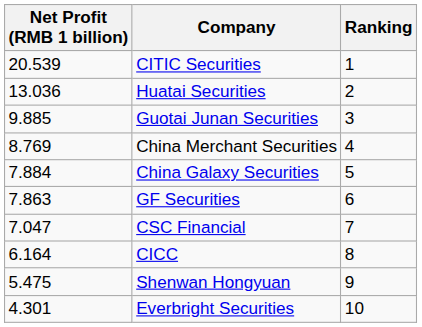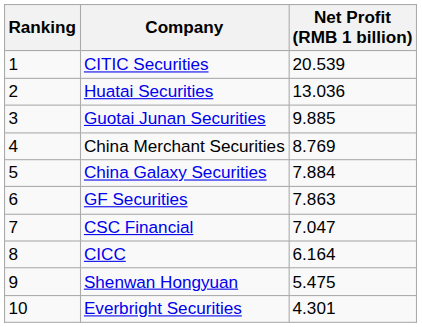columns swapped: (379, 27) <-> (68, 27)
